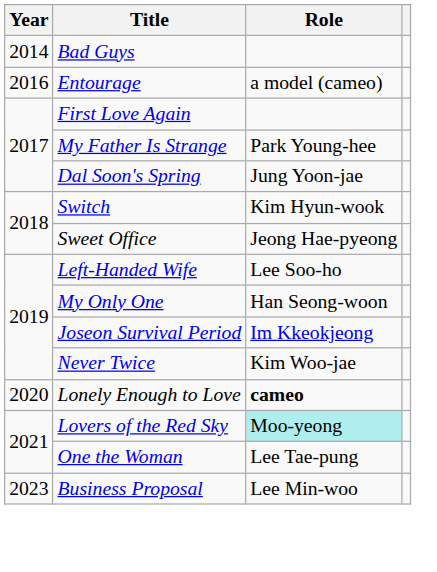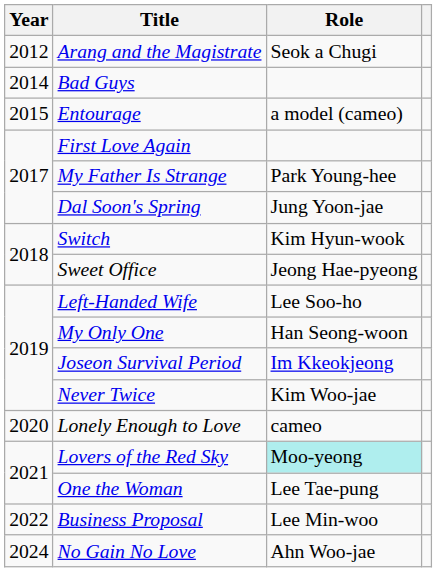+ row: (160, 51)
(29, 82) 2016 -> (29, 113) 2015
(277, 394) bold -> (296, 425) normal
(29, 488) 2023 -> (29, 519) 2022
+ row: (127, 550)
